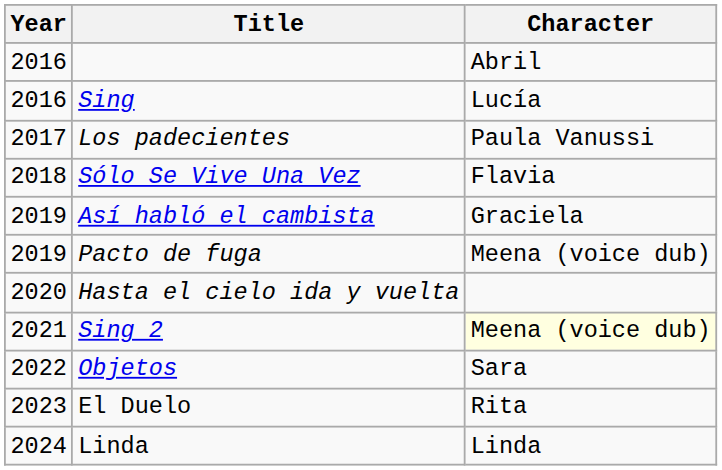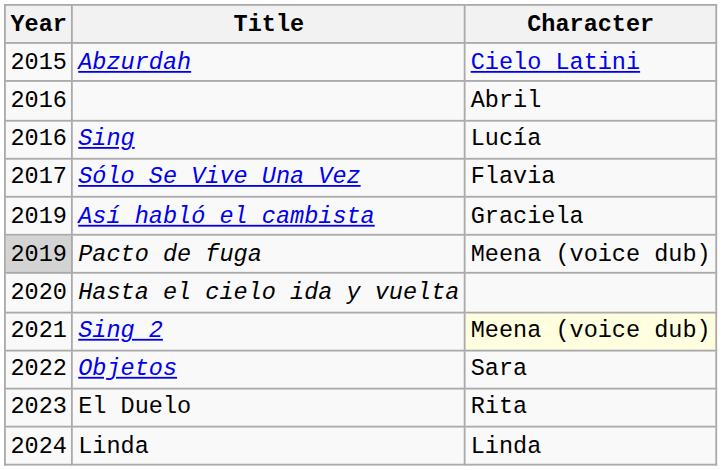+ row: (135, 62)
- row: (184, 139)
(39, 177) 2018 -> (39, 177) 2017
(39, 254) no background -> (39, 254) lightgrey background
